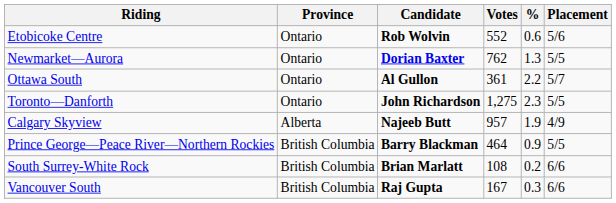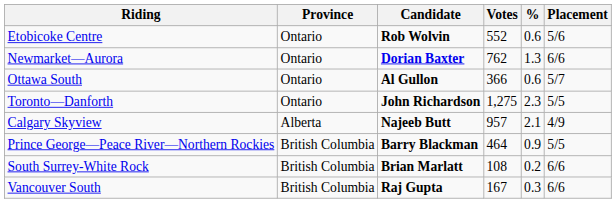(556, 58) 5/5 -> (556, 58) 6/6
(497, 79) 361 -> (497, 79) 366
(533, 79) 2.2 -> (533, 79) 0.6
(533, 123) 1.9 -> (533, 123) 2.1
